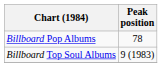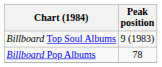rows swapped: (51, 39) <-> (61, 54)
